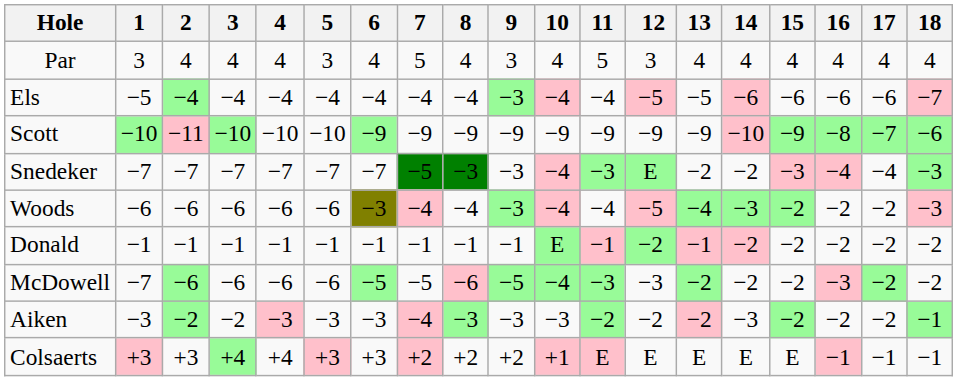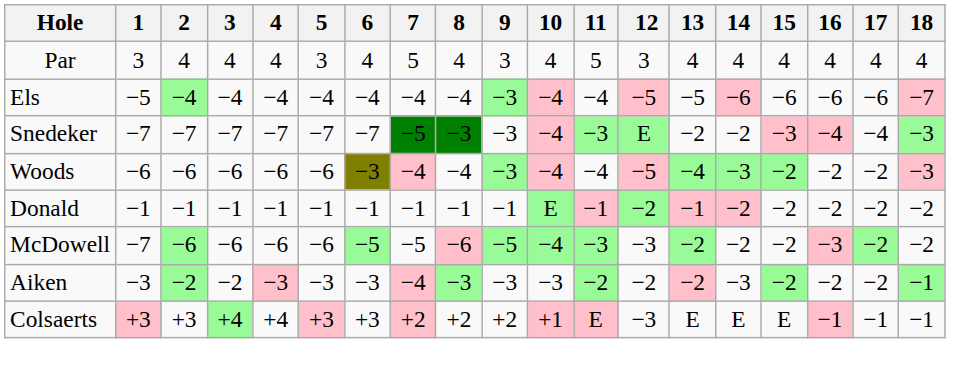- row: (34, 134)
(651, 356) E -> (644, 319) −3
